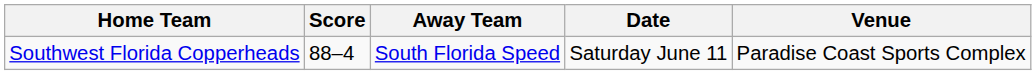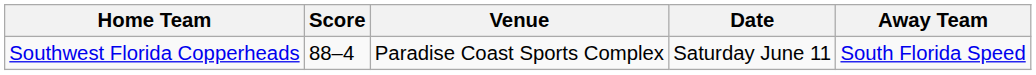columns swapped: (467, 20) <-> (881, 20)
